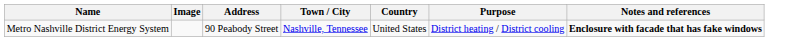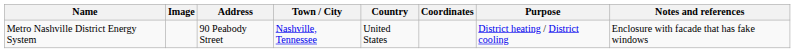+ column: (447, 12)
(666, 28) bold -> (683, 34) normal
